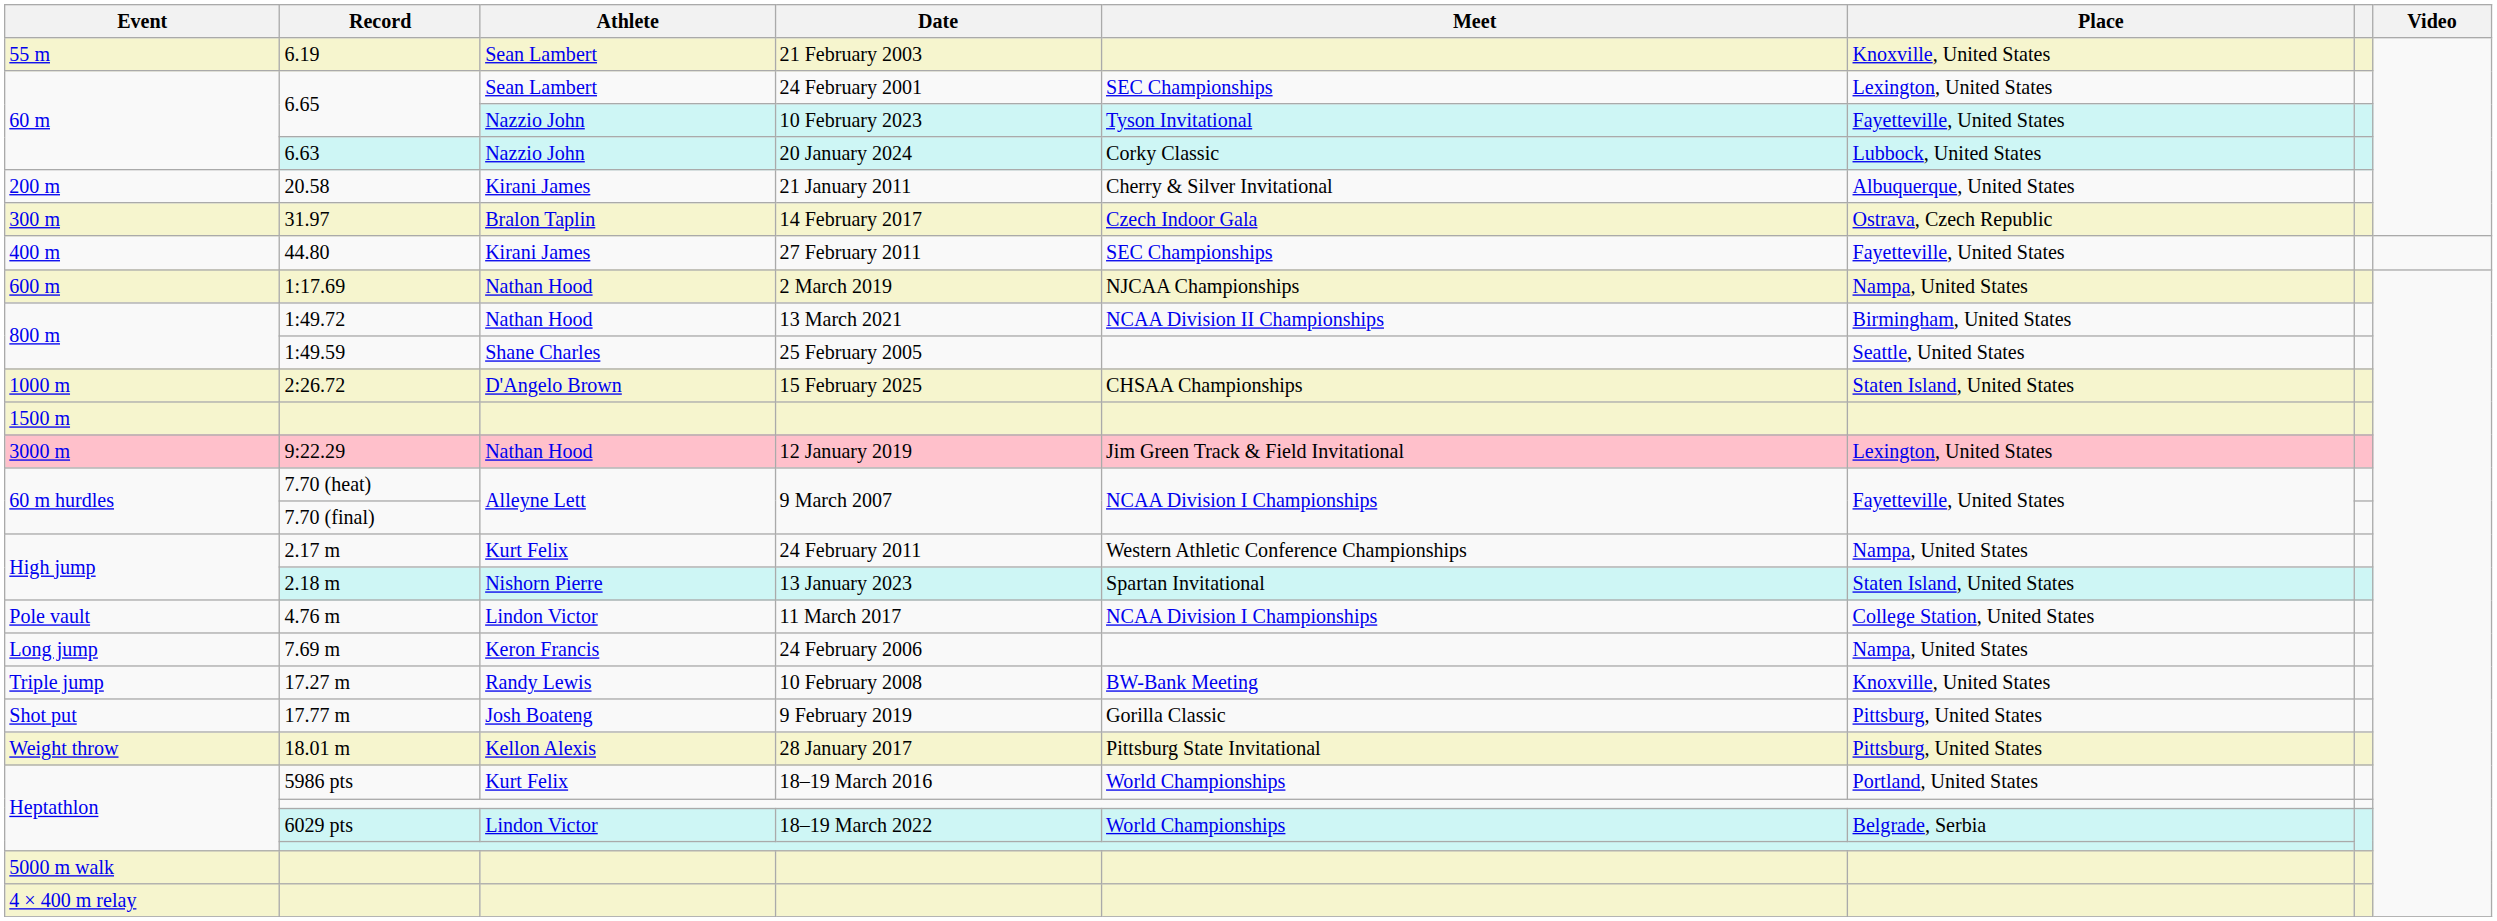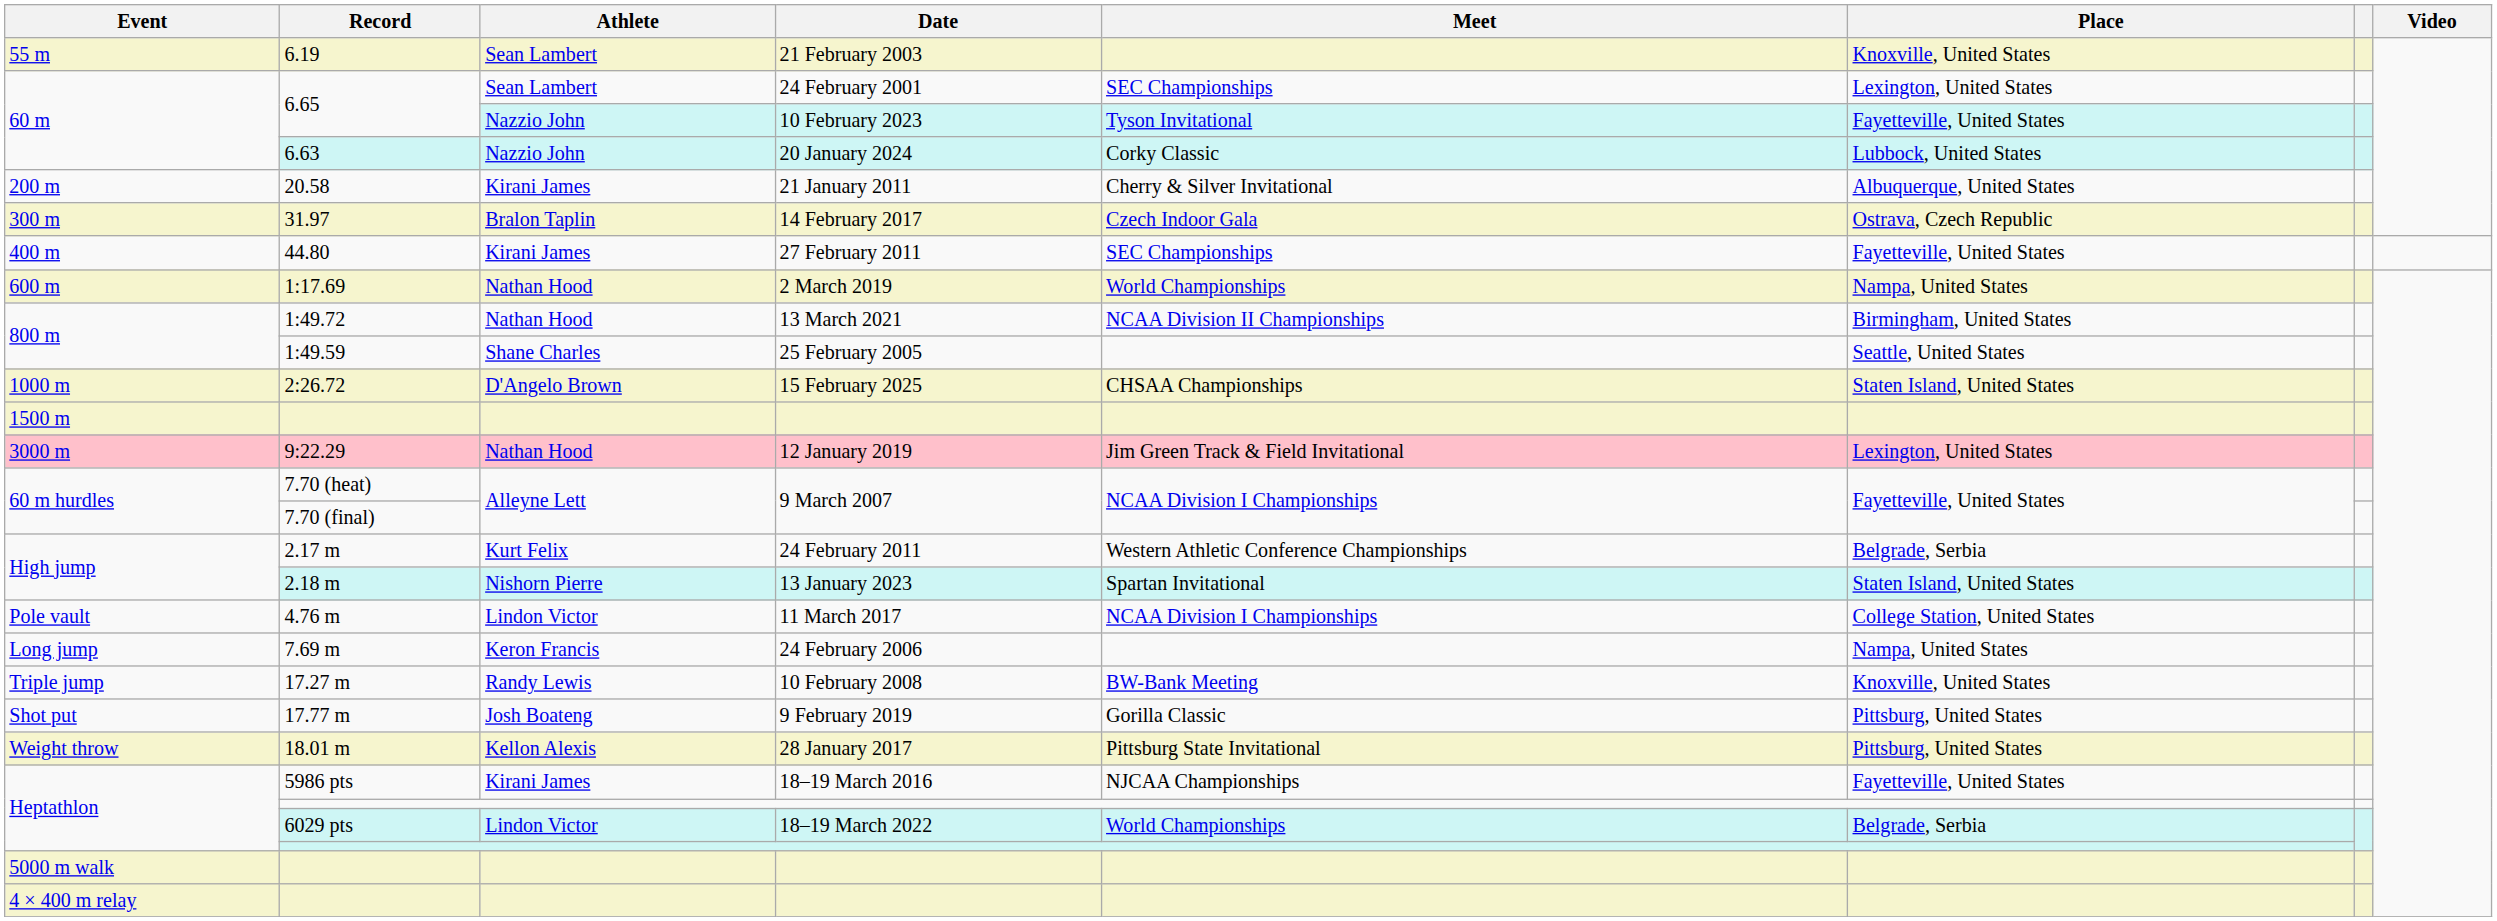(1203, 285) NJCAA Championships -> (1196, 285) World Championships
(1940, 550) Nampa, United States -> (1919, 550) Belgrade, Serbia
(527, 782) Kurt Felix -> (538, 782) Kirani James
(1196, 782) World Championships -> (1203, 782) NJCAA Championships
(1945, 782) Portland, United States -> (1959, 782) Fayetteville, United States
